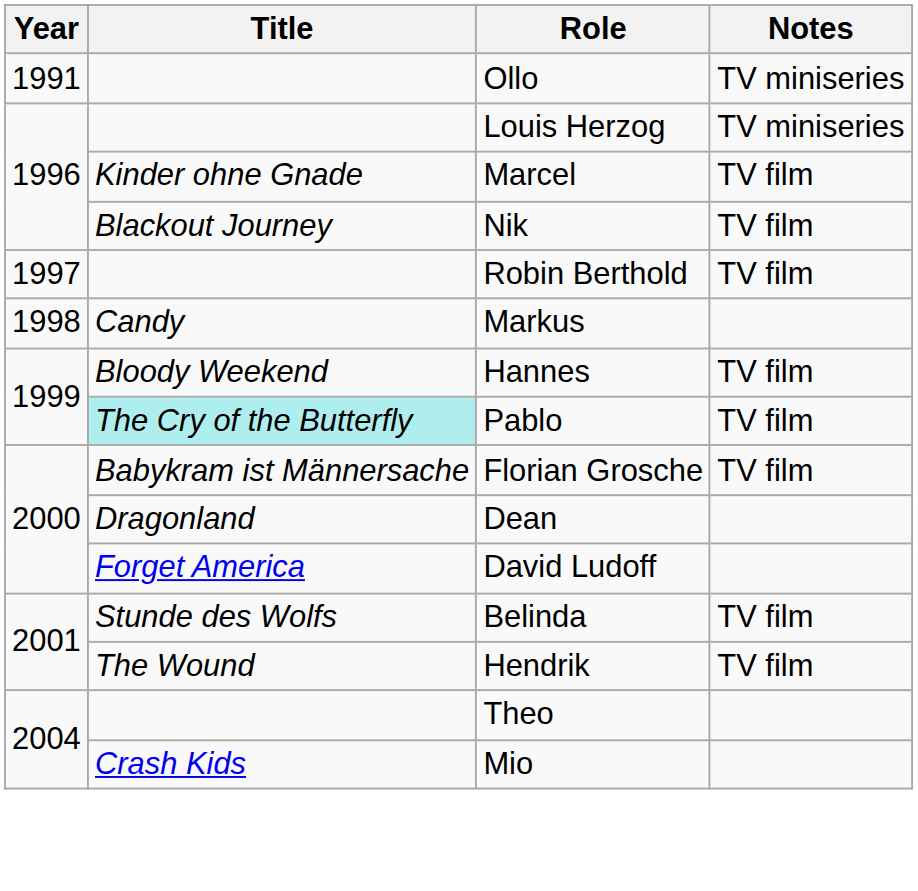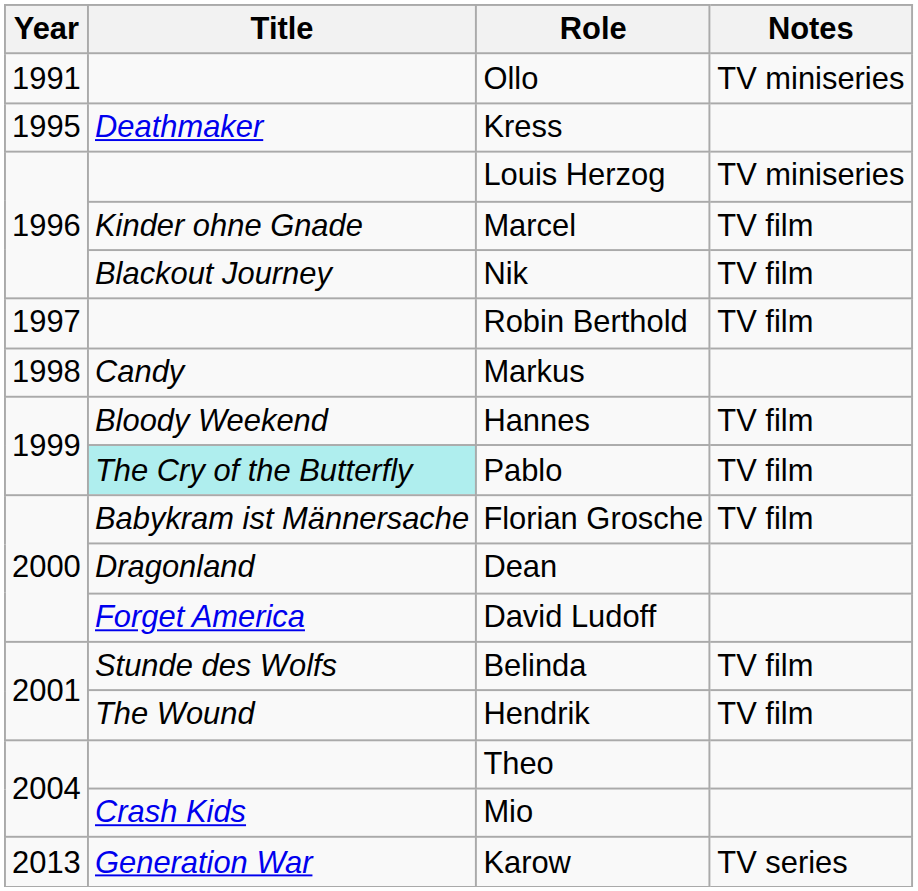+ row: (523, 126)
+ row: (527, 861)
